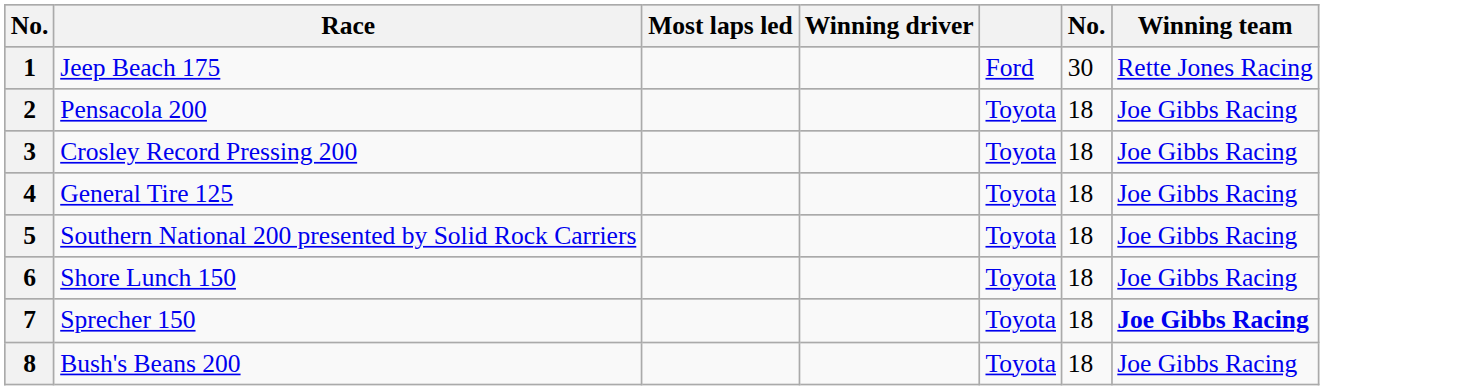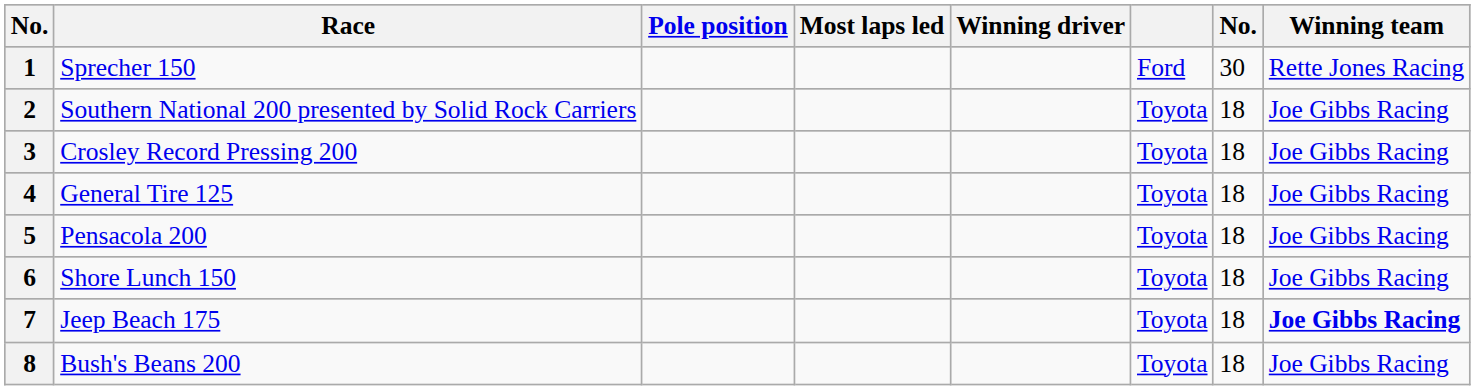+ column: (718, 25)
(140, 67) Jeep Beach 175 -> (128, 67) Sprecher 150
(134, 109) Pensacola 200 -> (348, 109) Southern National 200 presented by Solid Rock Carriers
(348, 236) Southern National 200 presented by Solid Rock Carriers -> (134, 236) Pensacola 200
(128, 320) Sprecher 150 -> (140, 320) Jeep Beach 175
